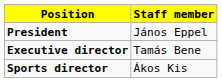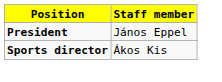- row: (68, 50)
